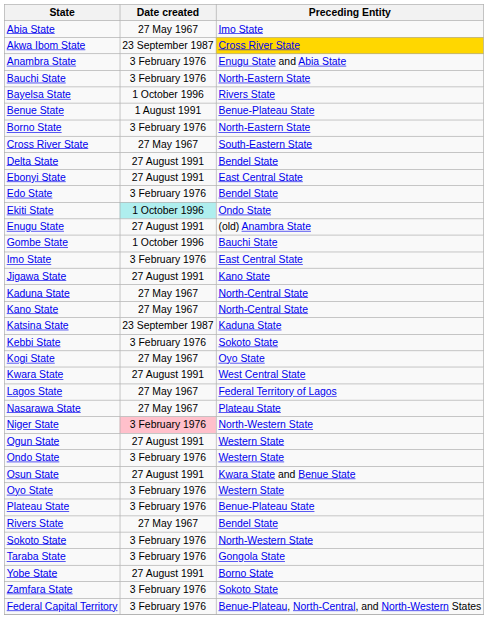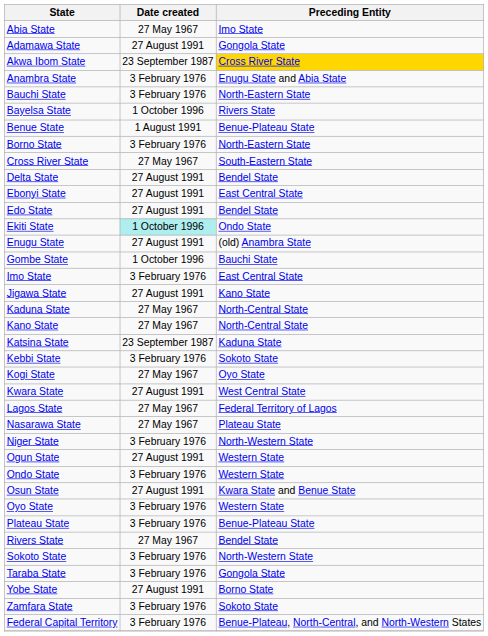+ row: (43, 45)
(168, 194) 3 February 1976 -> (168, 210) 27 August 1991
(168, 425) pink background -> (168, 441) no background
